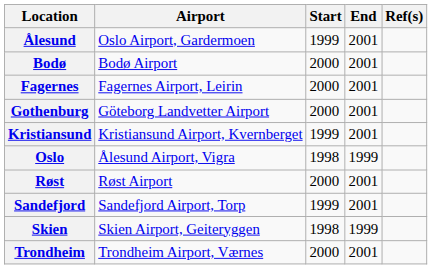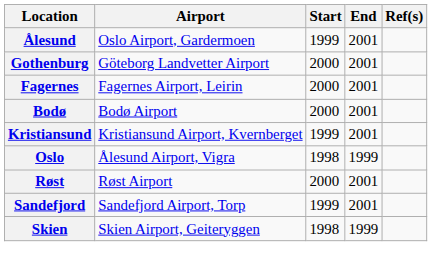rows swapped: (50, 63) <-> (50, 110)
- row: (50, 252)
